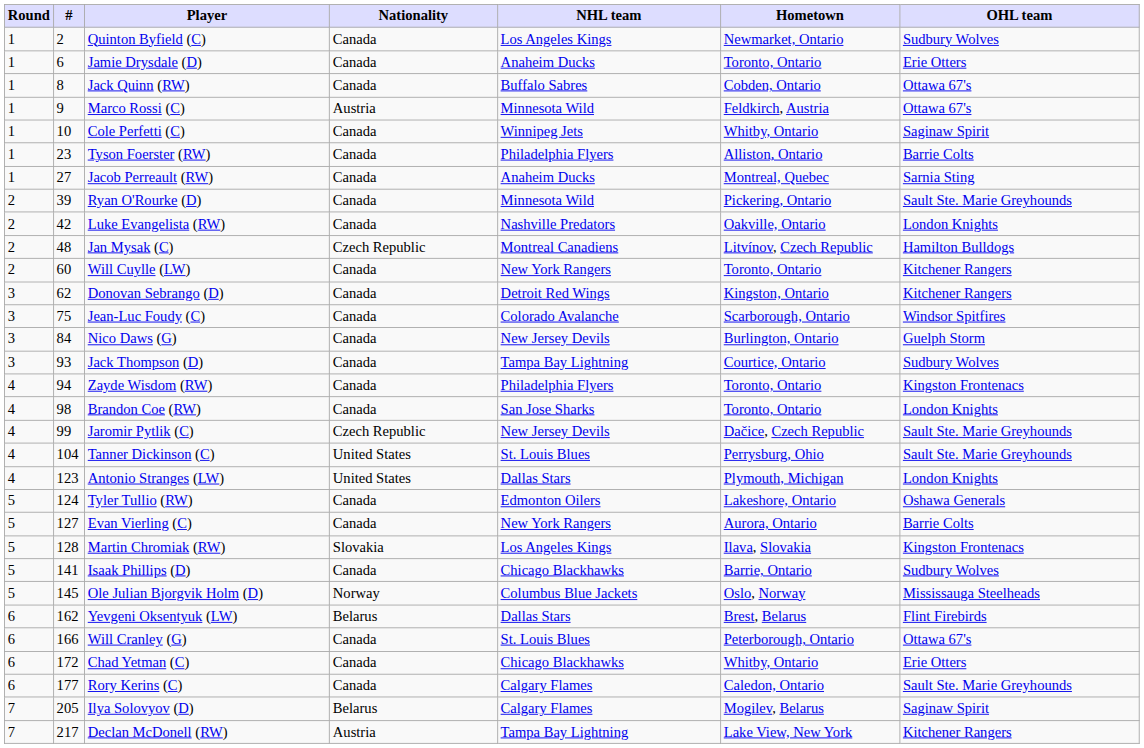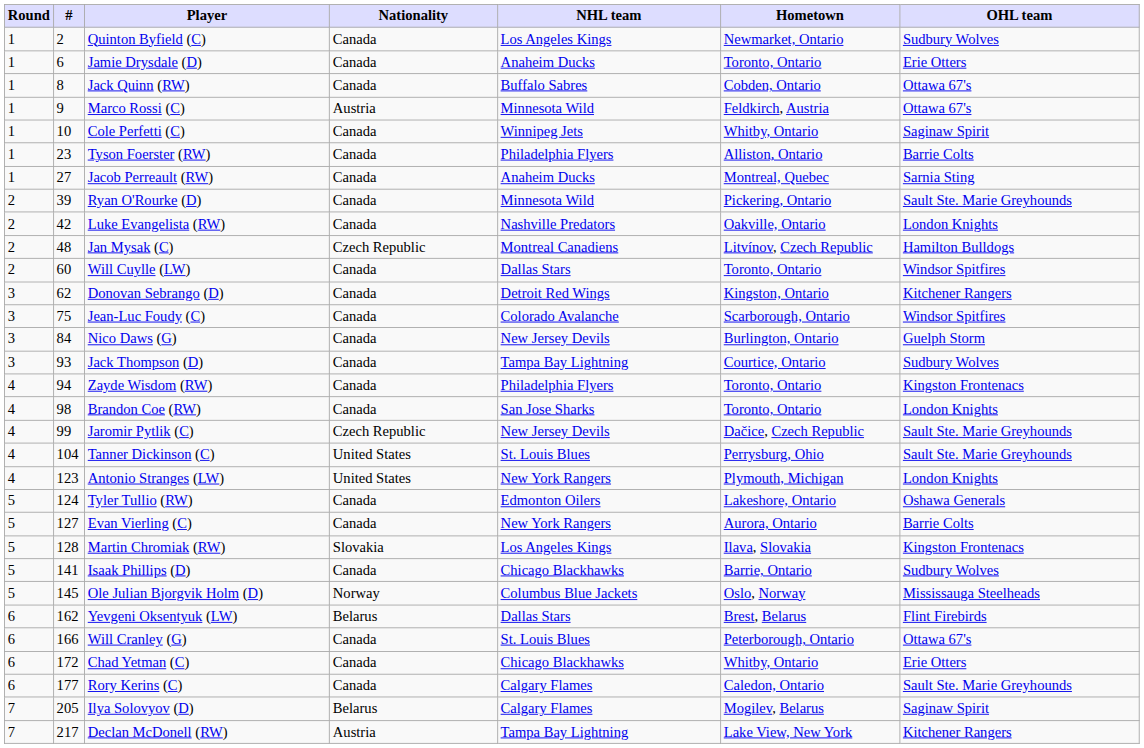(556, 270) New York Rangers -> (536, 270) Dallas Stars
(957, 270) Kitchener Rangers -> (954, 270) Windsor Spitfires
(536, 477) Dallas Stars -> (556, 477) New York Rangers
